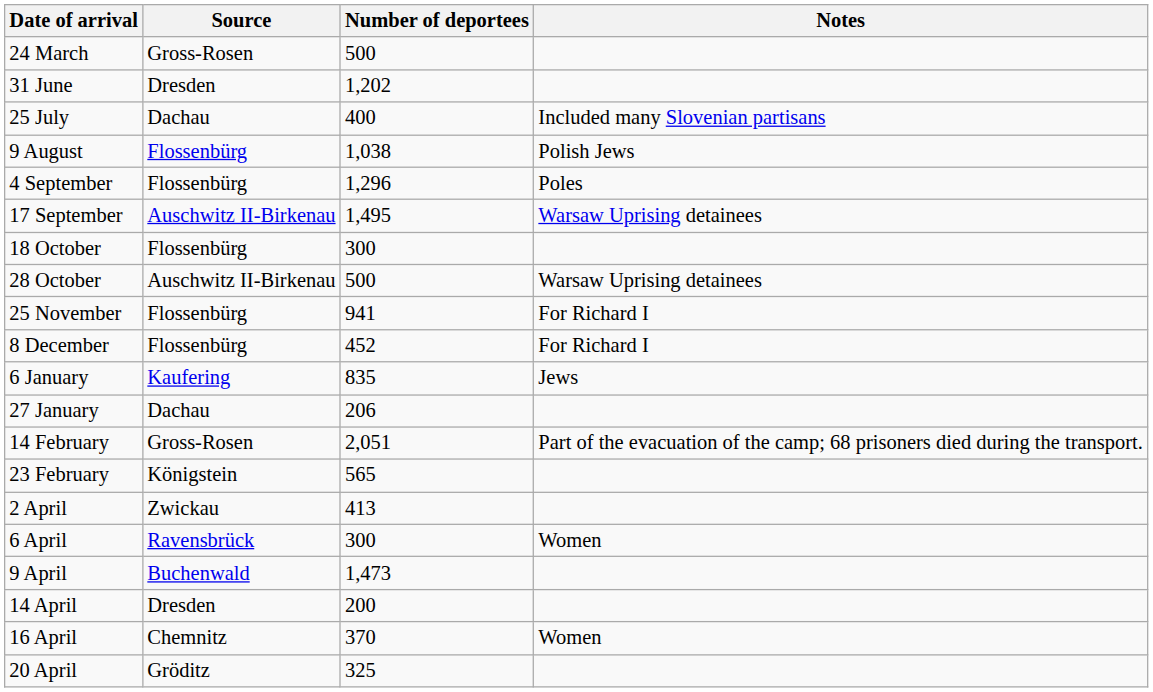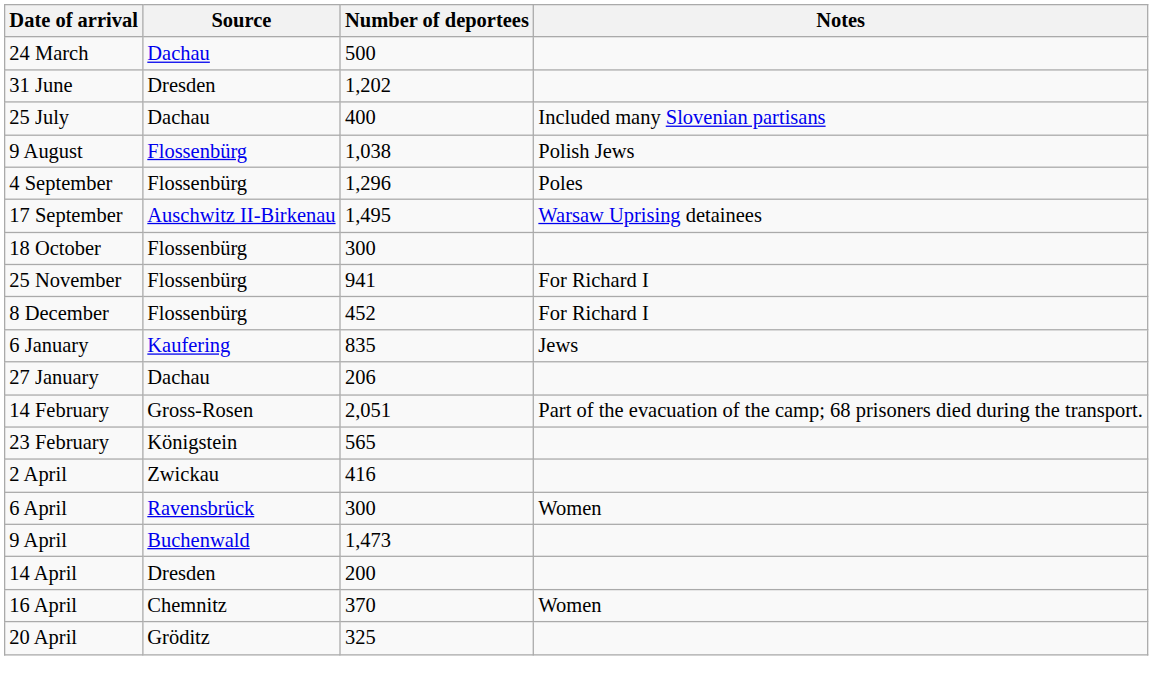(200, 53) Gross-Rosen -> (179, 53) Dachau
- row: (55, 280)
(360, 507) 413 -> (360, 475) 416
